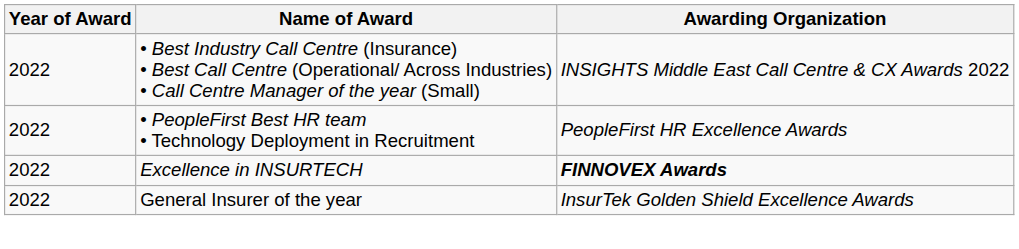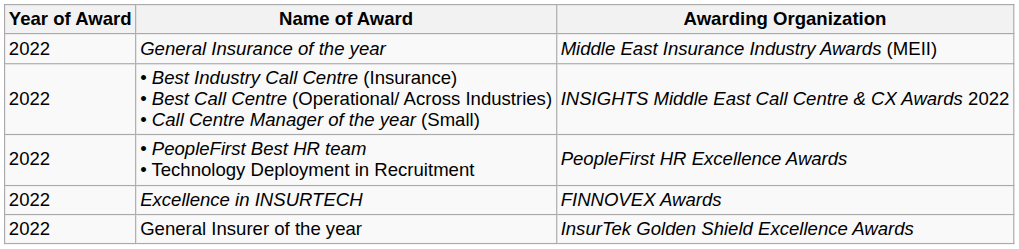+ row: (263, 48)
(644, 170) bold -> (641, 199) normal
